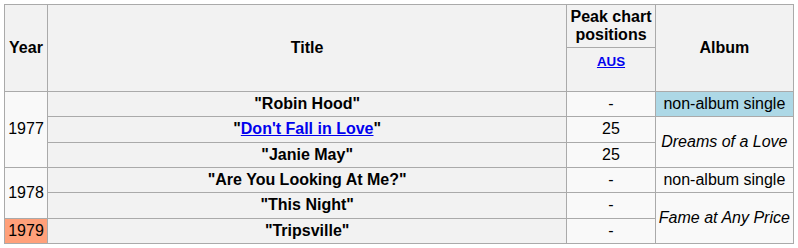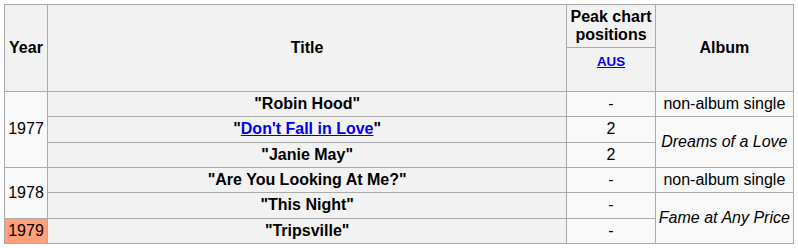(724, 103) lightblue background -> (724, 103) no background
(611, 129) 25 -> (611, 129) 2
(611, 154) 25 -> (611, 154) 2
